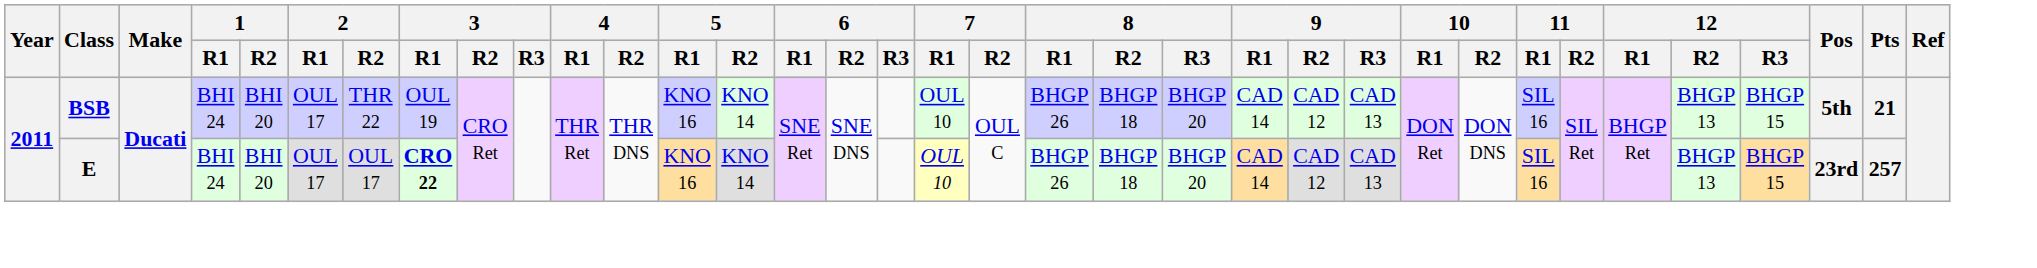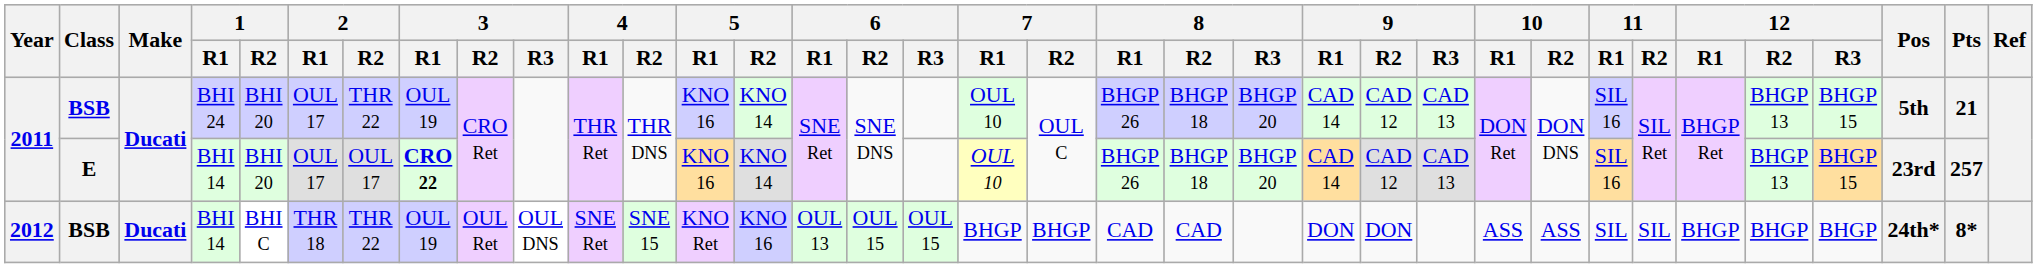(216, 168) BHI 24 -> (216, 168) BHI 14
+ row: (32, 231)
